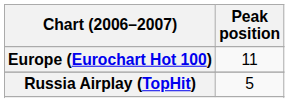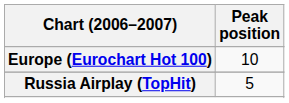(250, 59) 11 -> (250, 59) 10
